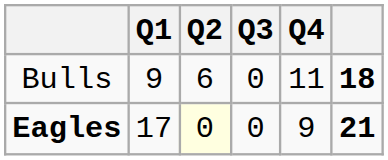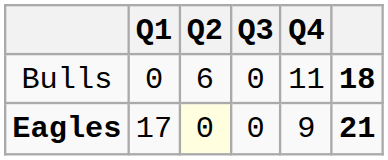(154, 79) 9 -> (154, 79) 0
